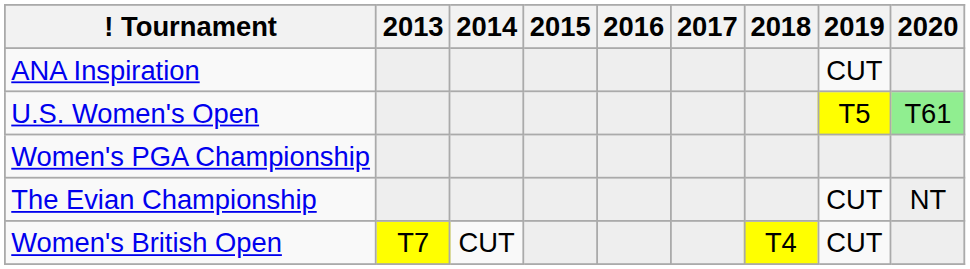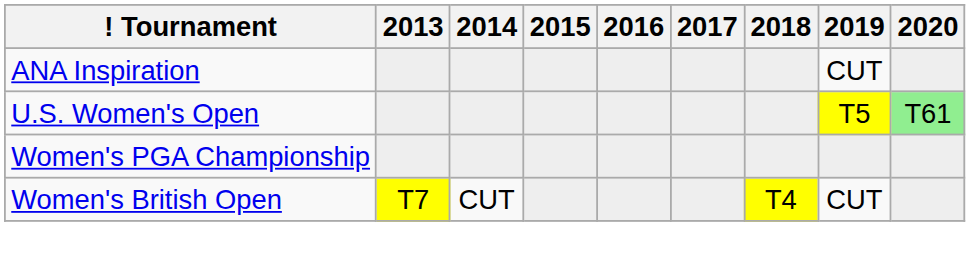- row: (164, 200)
